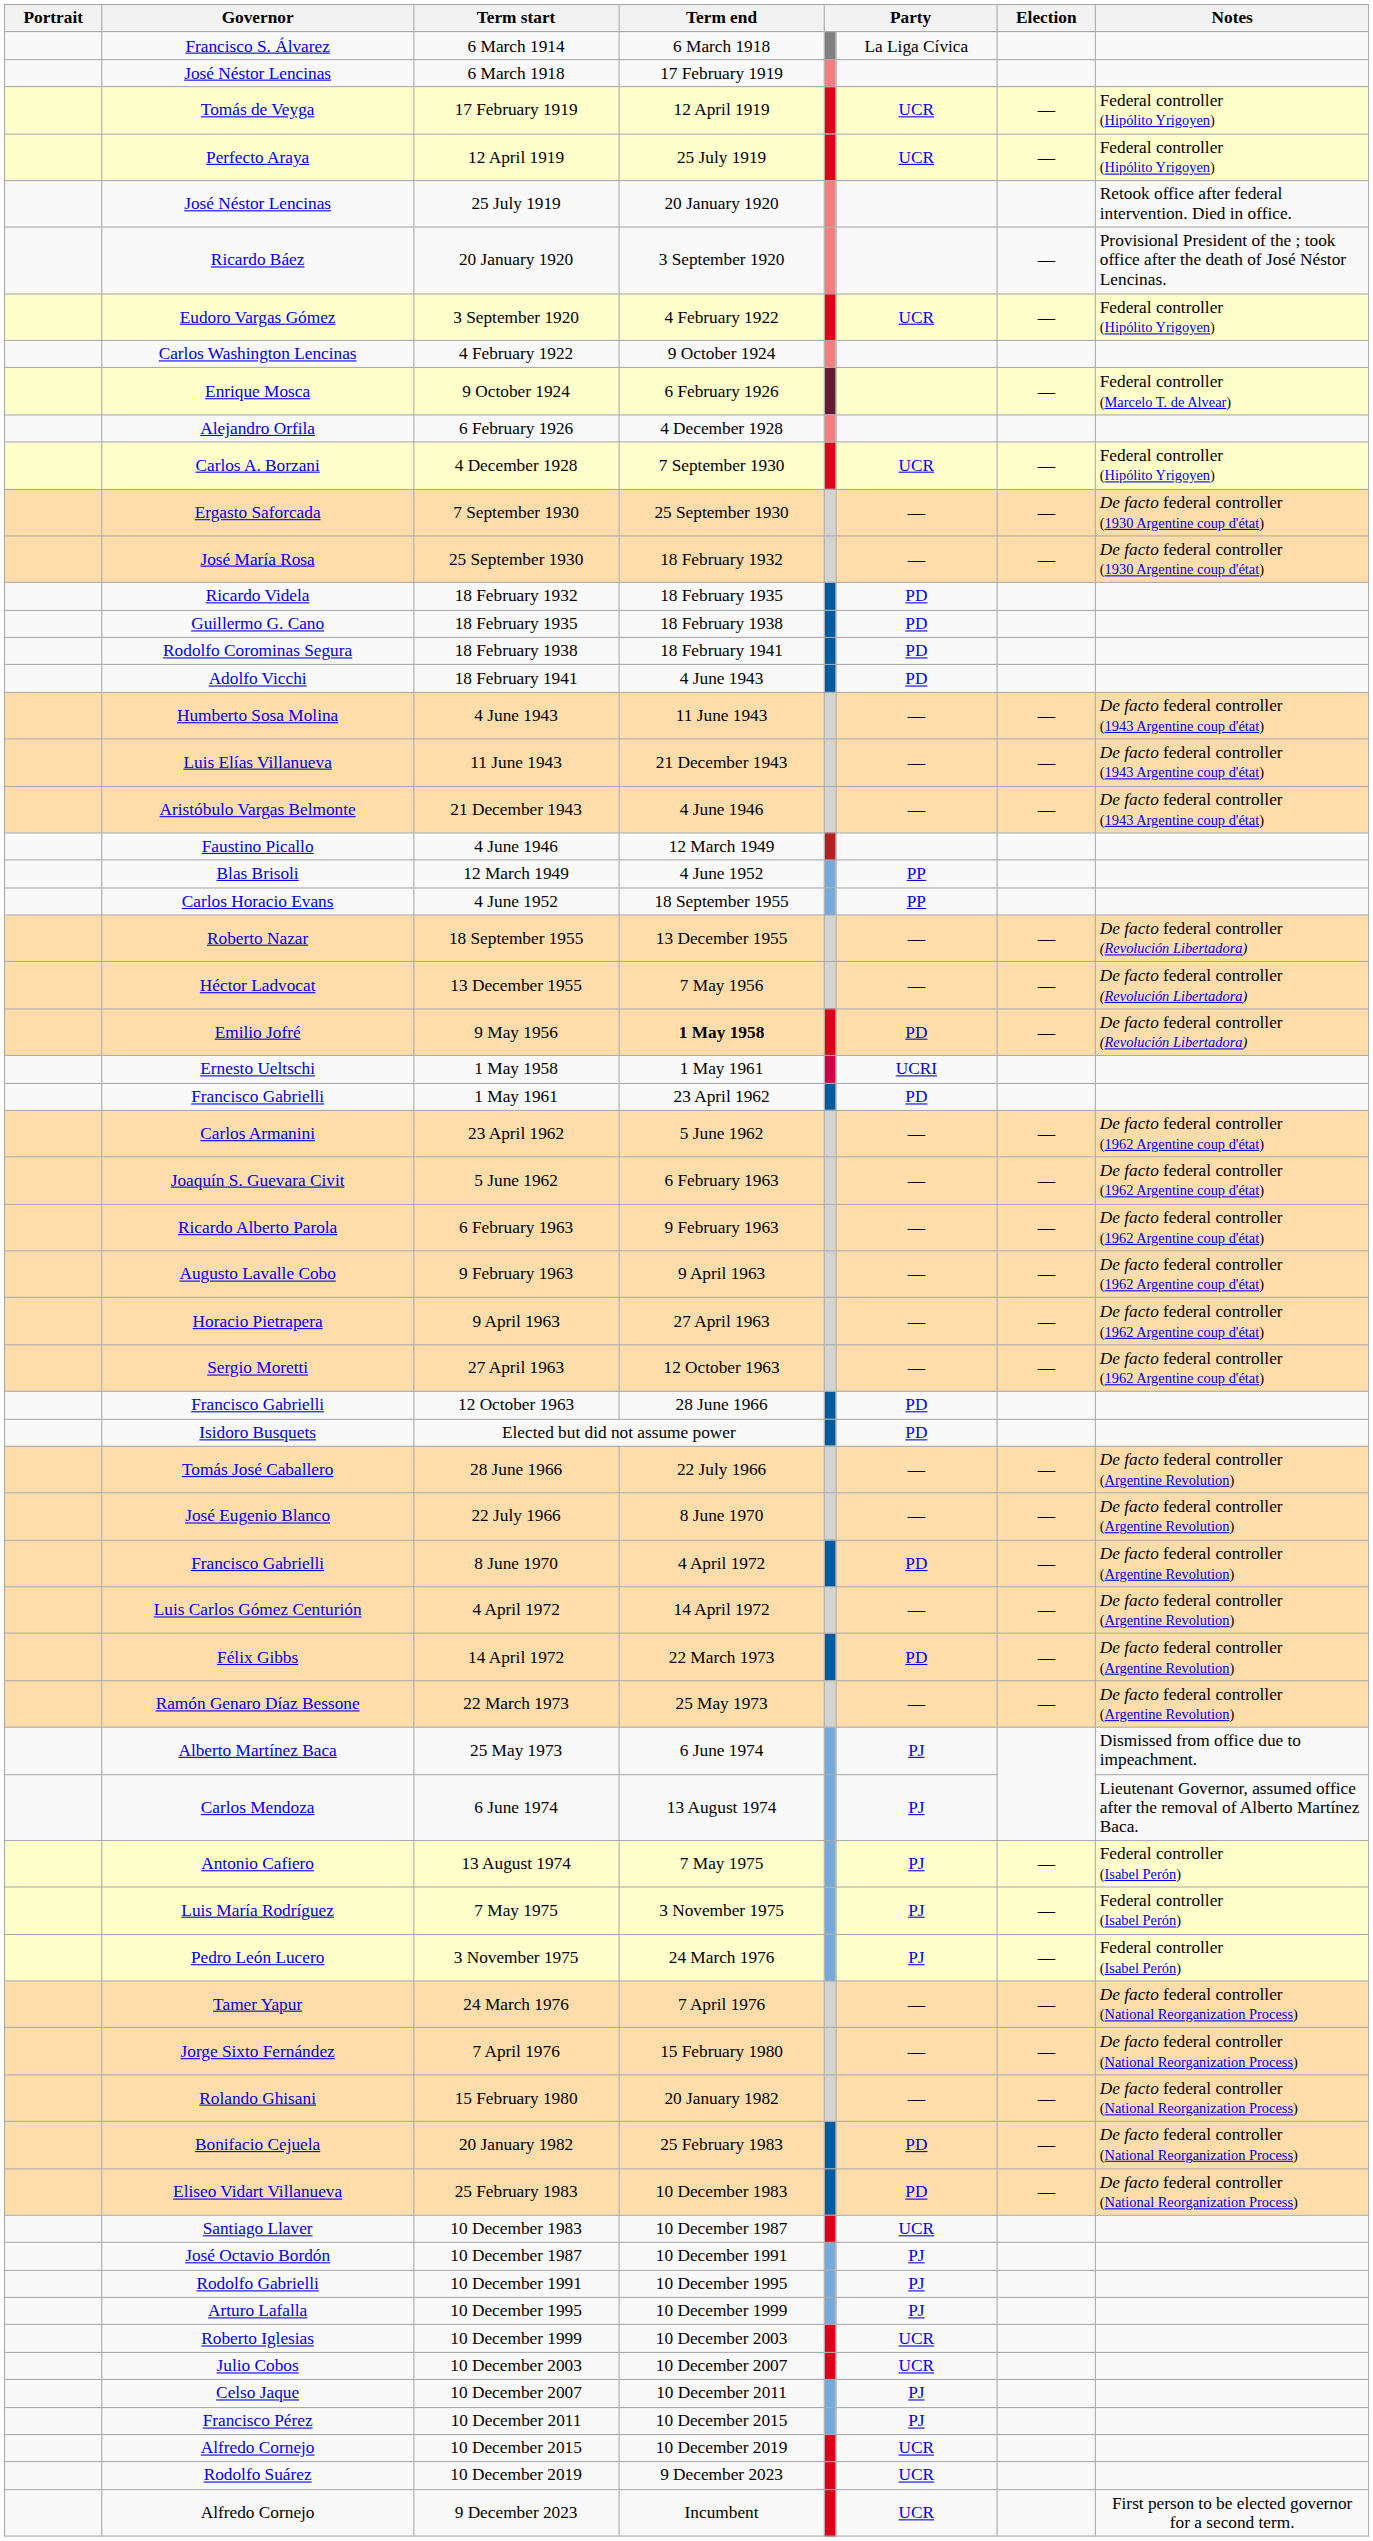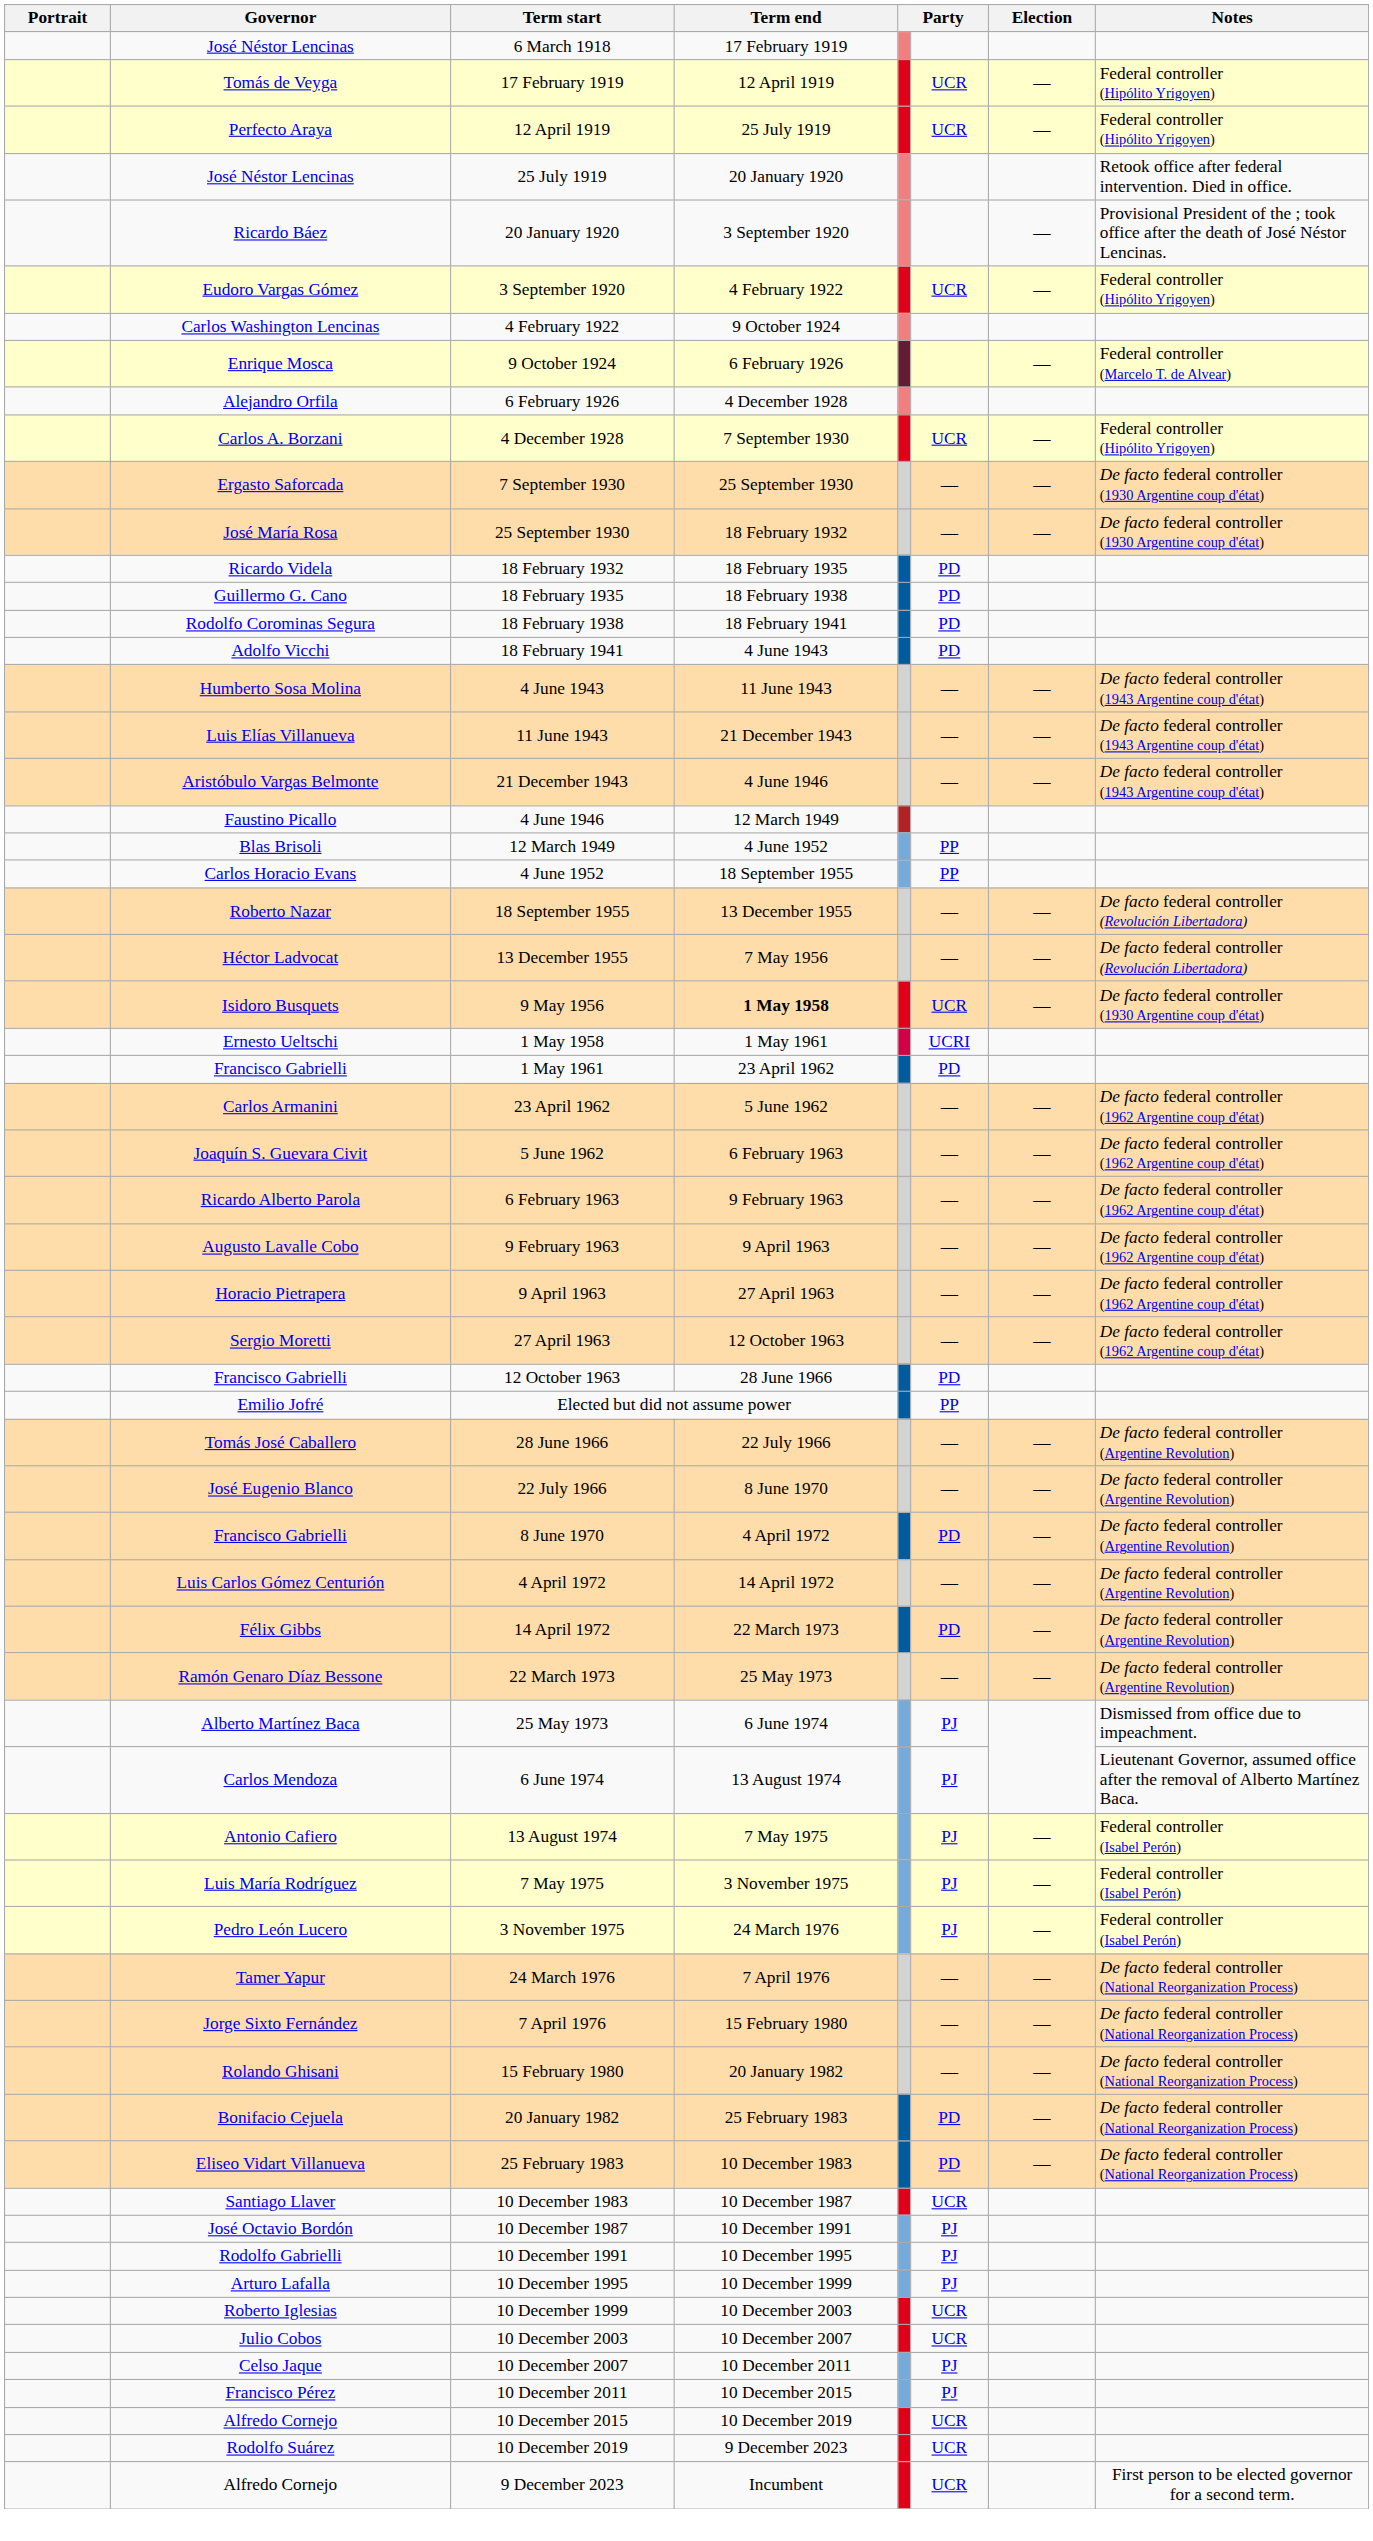- row: (516, 45)
(258, 1032) Emilio Jofré -> (280, 1004) Isidoro Busquets
(916, 1032) PD -> (949, 1004) UCR
(1191, 1032) De facto federal controller (Revolución Libertadora) -> (1191, 1004) De facto federal controller (1930 Argentine coup d'état)
(258, 1432) Isidoro Busquets -> (280, 1405) Emilio Jofré
(916, 1432) PD -> (949, 1405) PP
